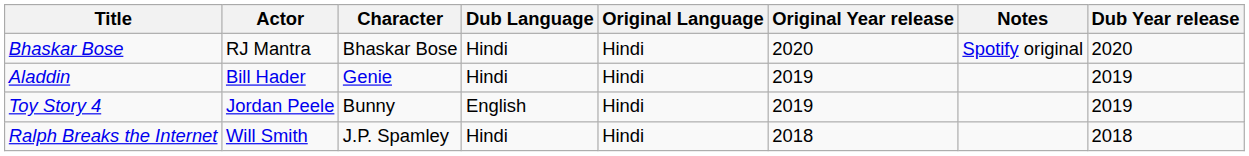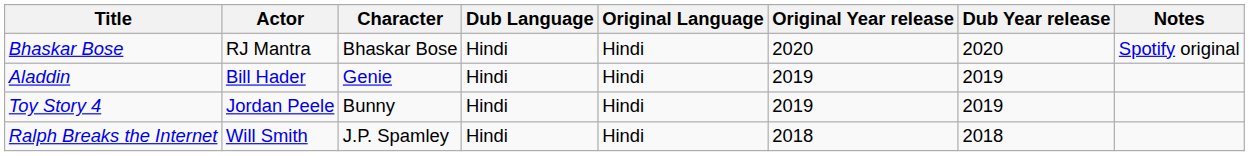columns swapped: (1166, 19) <-> (1023, 19)
(496, 106) English -> (487, 106) Hindi
